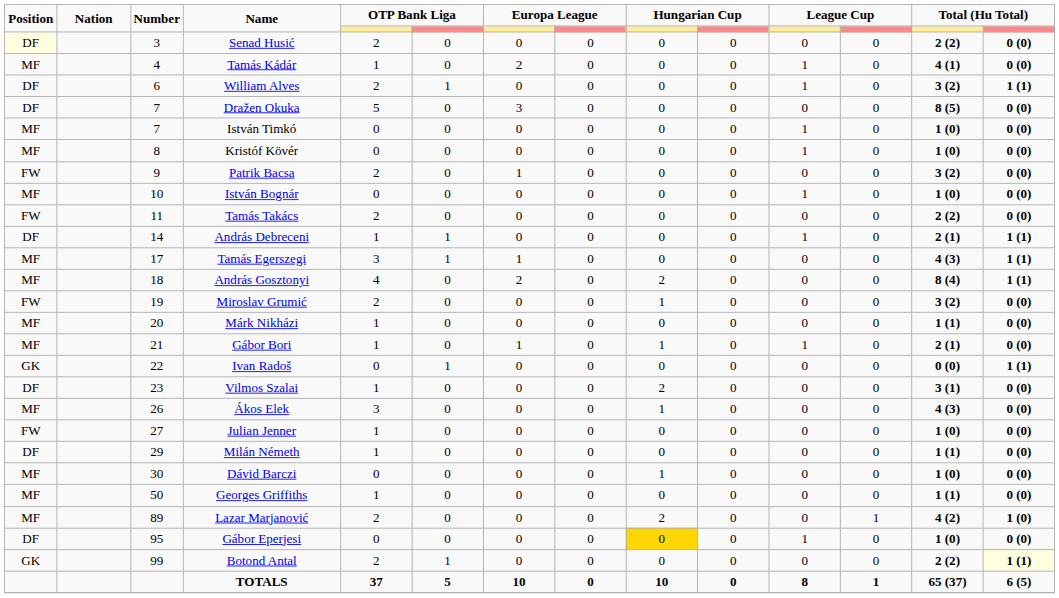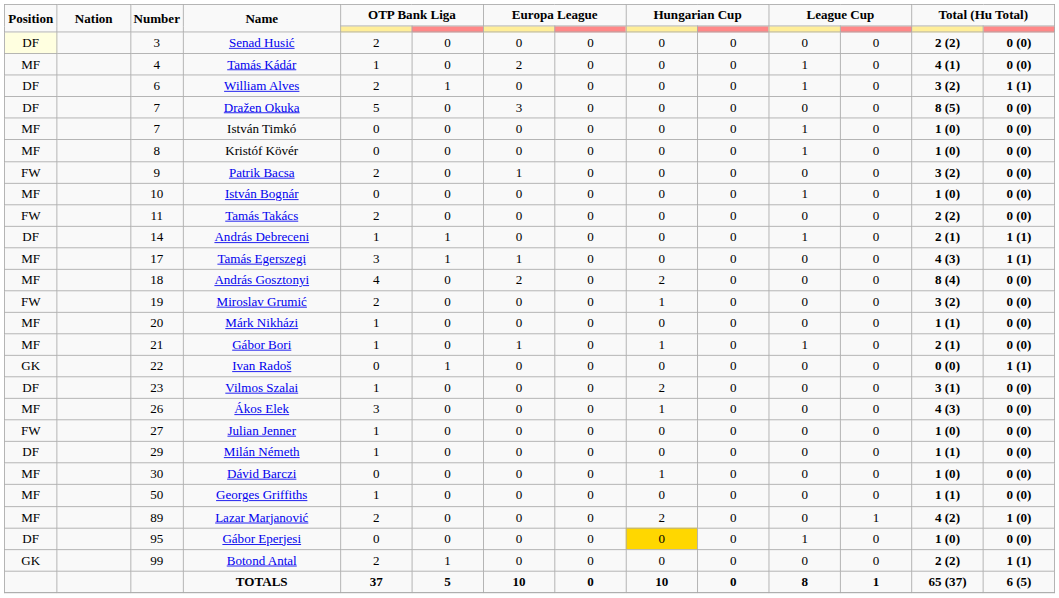(1019, 280) 1 (1) -> (1019, 280) 0 (0)
(1019, 560) lightyellow background -> (1019, 560) no background
